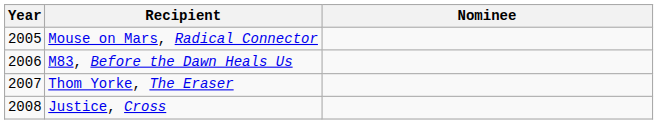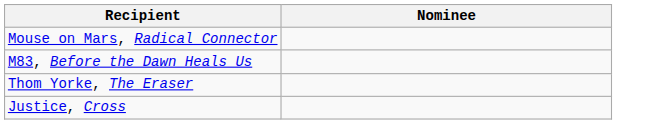- column: (25, 16)
